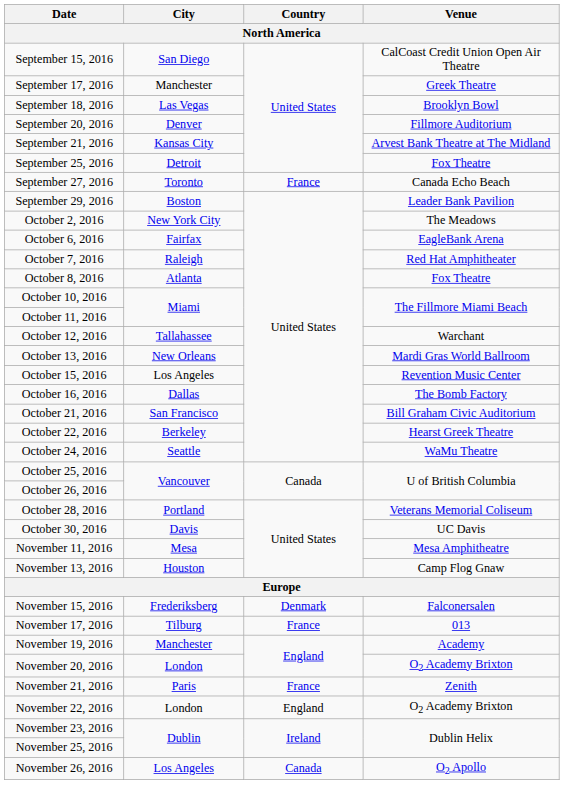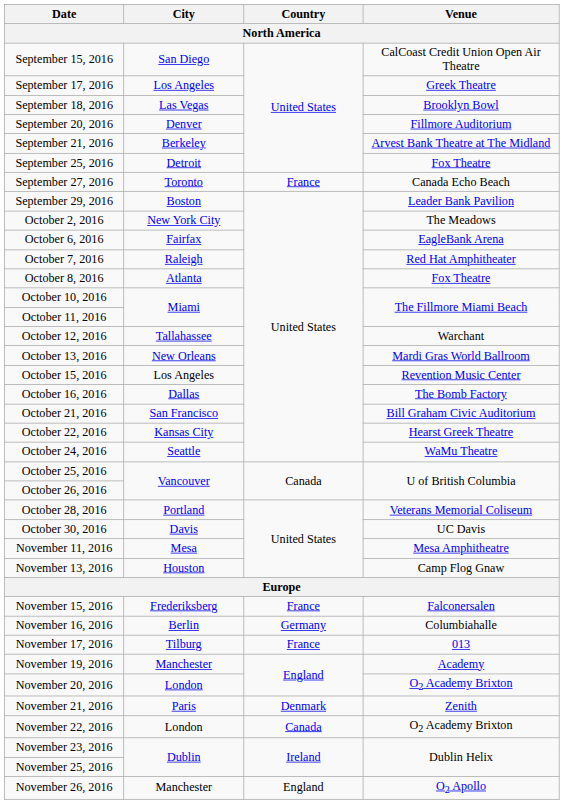(184, 85) Manchester -> (184, 85) Los Angeles
(184, 143) Kansas City -> (184, 143) Berkeley
(184, 432) Berkeley -> (184, 432) Kansas City
(303, 606) Denmark -> (303, 606) France
+ row: (64, 625)
(303, 686) France -> (303, 705) Denmark
(303, 707) England -> (303, 726) Canada
(184, 768) Los Angeles -> (184, 787) Manchester
(303, 768) Canada -> (303, 787) England
